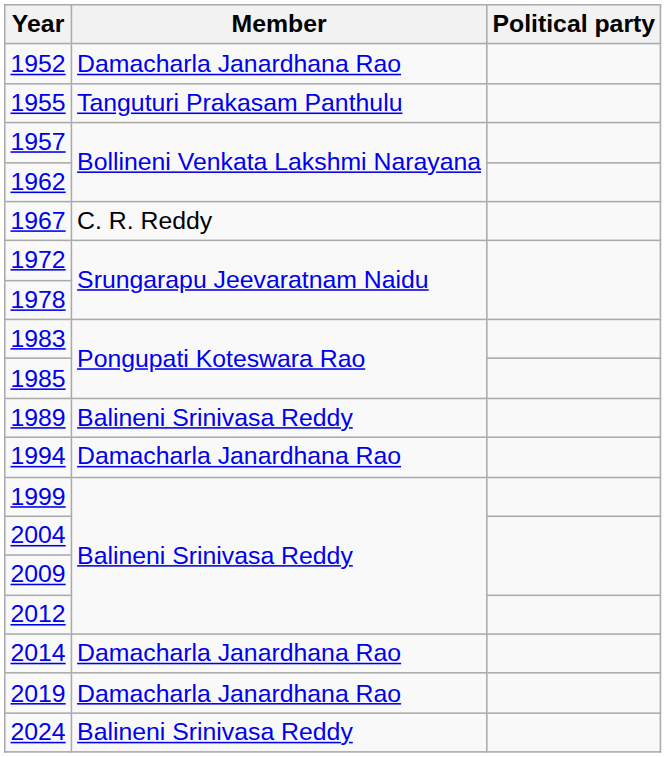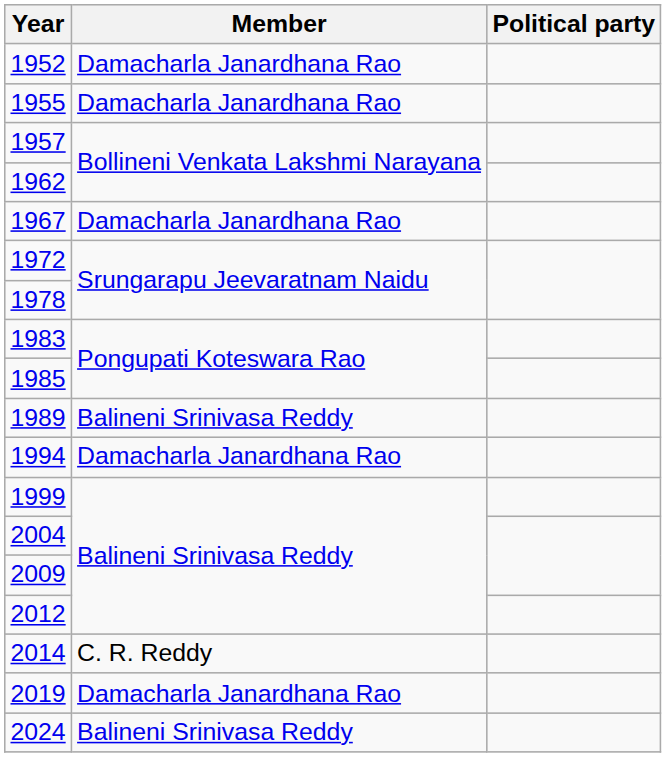(240, 102) Tanguturi Prakasam Panthulu -> (239, 102) Damacharla Janardhana Rao
(145, 220) C. R. Reddy -> (239, 220) Damacharla Janardhana Rao
(239, 653) Damacharla Janardhana Rao -> (145, 653) C. R. Reddy
